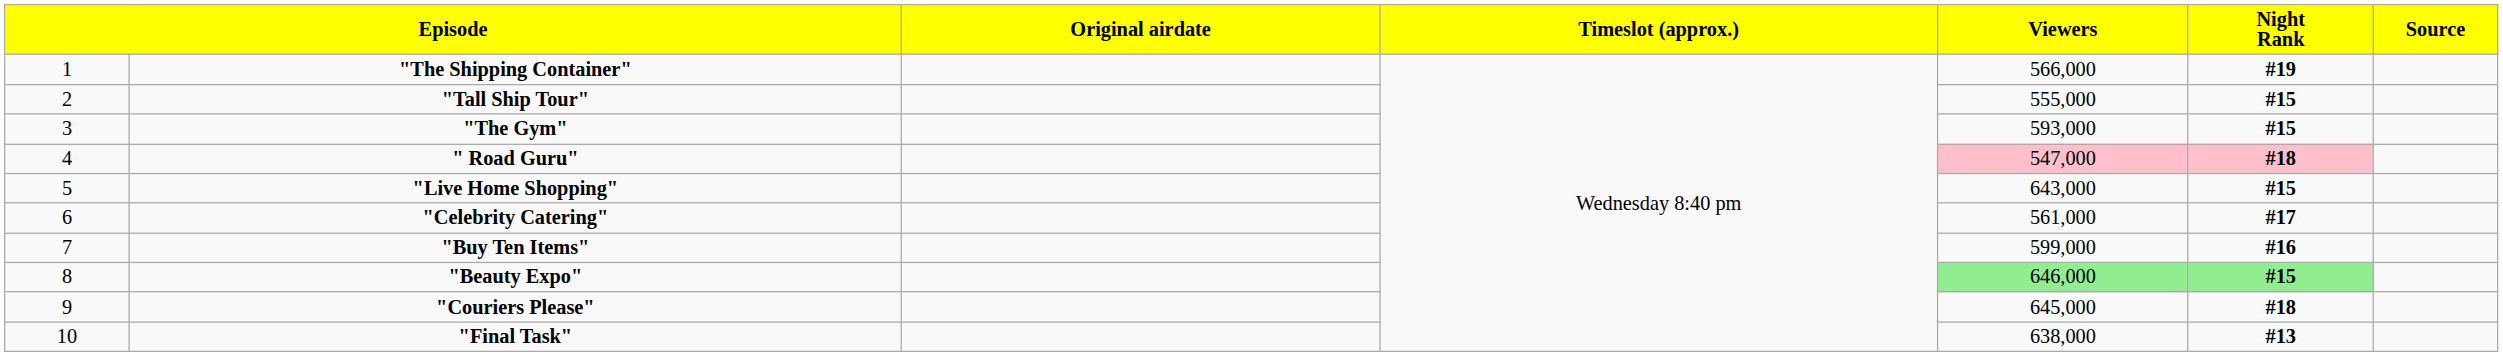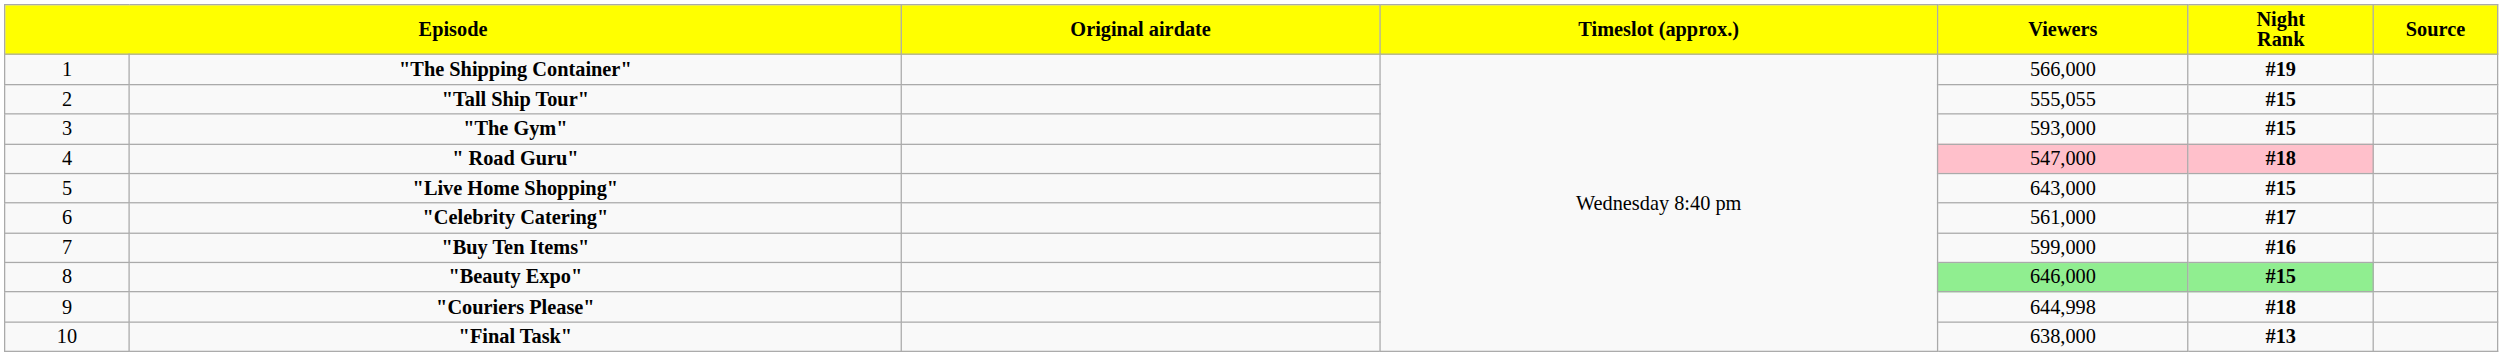(2063, 99) 555,000 -> (2063, 99) 555,055
(2063, 306) 645,000 -> (2063, 306) 644,998
